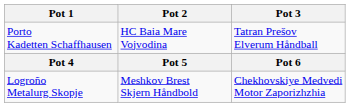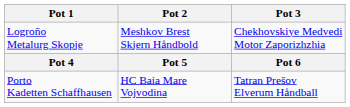rows swapped: (45, 86) <-> (59, 37)
